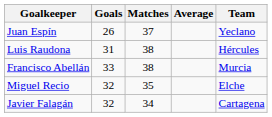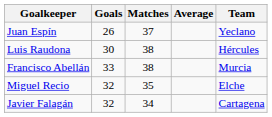(108, 49) 31 -> (108, 49) 30
